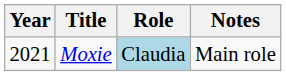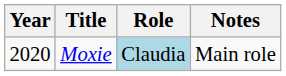(30, 53) 2021 -> (30, 53) 2020
